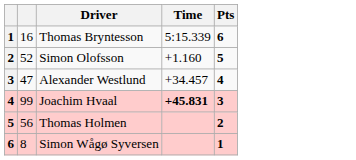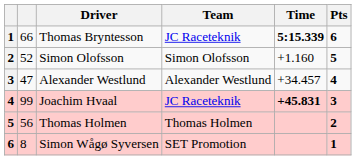+ column: (218, 15)
(27, 37) 16 -> (27, 37) 66
(188, 37) normal -> (301, 37) bold
